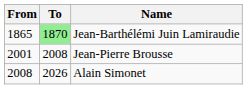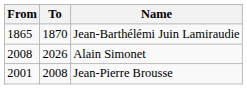(55, 34) lightgreen background -> (55, 34) no background
rows swapped: (123, 53) <-> (110, 73)
